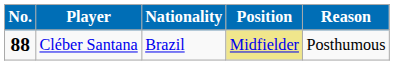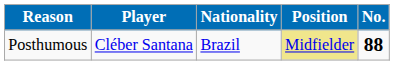columns swapped: (20, 17) <-> (346, 17)
